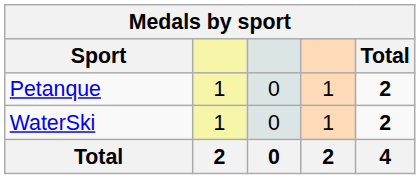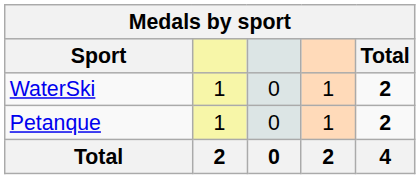rows swapped: (55, 89) <-> (53, 123)
